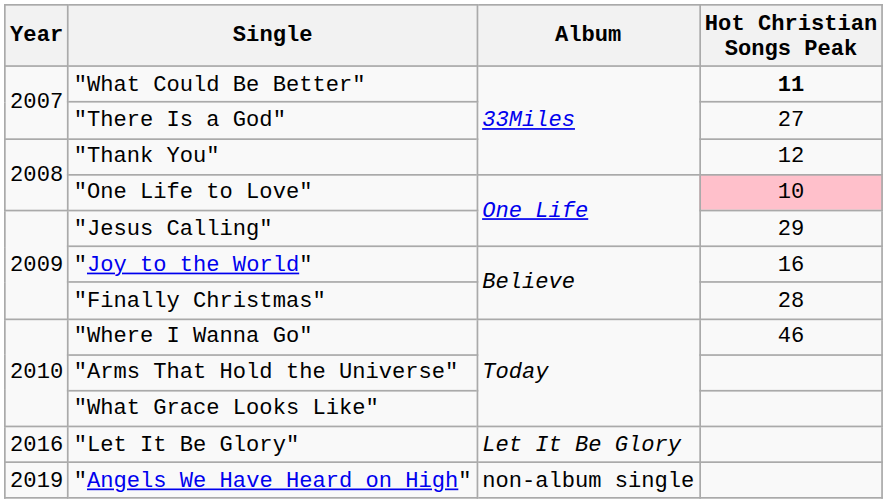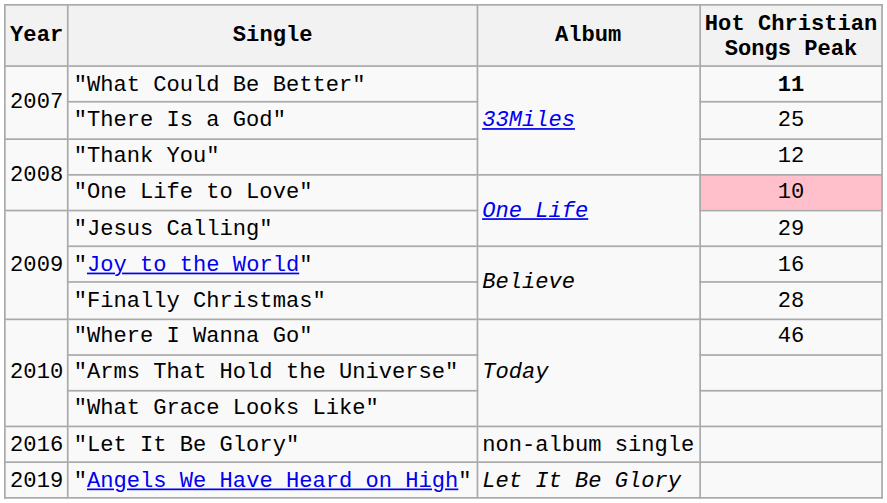(791, 120) 27 -> (791, 120) 25
(582, 445) Let It Be Glory -> (588, 445) non-album single
(588, 481) non-album single -> (582, 481) Let It Be Glory
